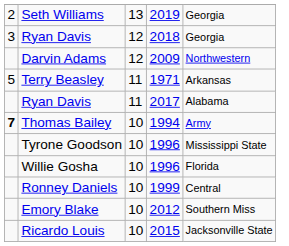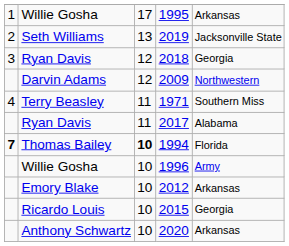+ row: (60, 15)
(205, 15) Georgia -> (238, 37) Jacksonville State
(11, 79) 5 -> (11, 101) 4
(208, 80) Arkansas -> (229, 101) Southern Miss
(136, 123) normal -> (145, 144) bold
(198, 123) Army -> (211, 145) Florida
- row: (72, 144)
(202, 166) Florida -> (207, 166) Army
- row: (69, 187)
(220, 209) Southern Miss -> (217, 188) Arkansas
(229, 231) Jacksonville State -> (214, 209) Georgia
+ row: (76, 230)
